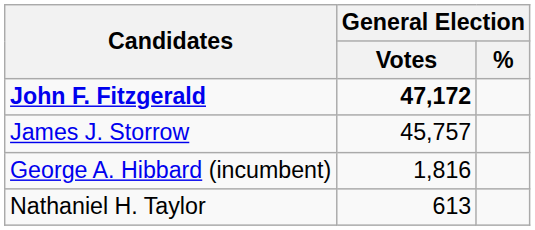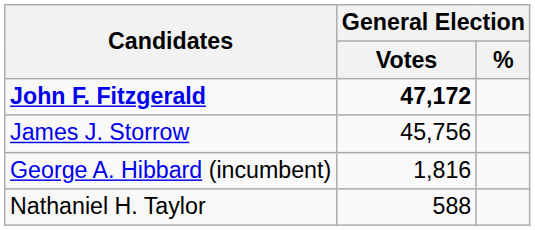(436, 133) 45,757 -> (436, 133) 45,756
(452, 206) 613 -> (452, 206) 588
